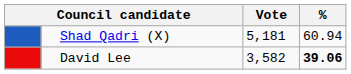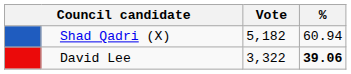(266, 37) 5,181 -> (266, 37) 5,182
(266, 58) 3,582 -> (266, 58) 3,322
